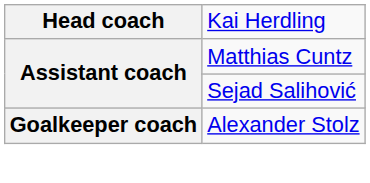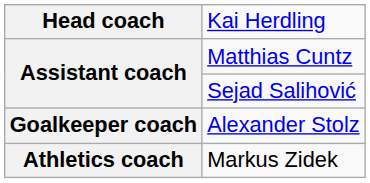+ row: (272, 159)
